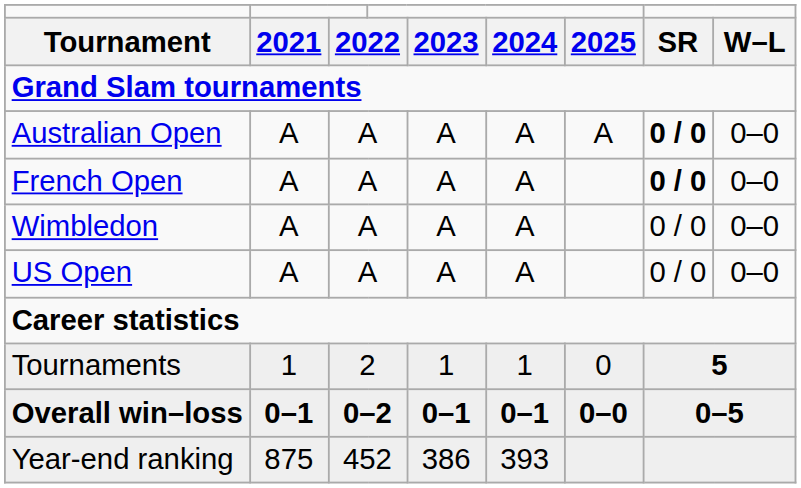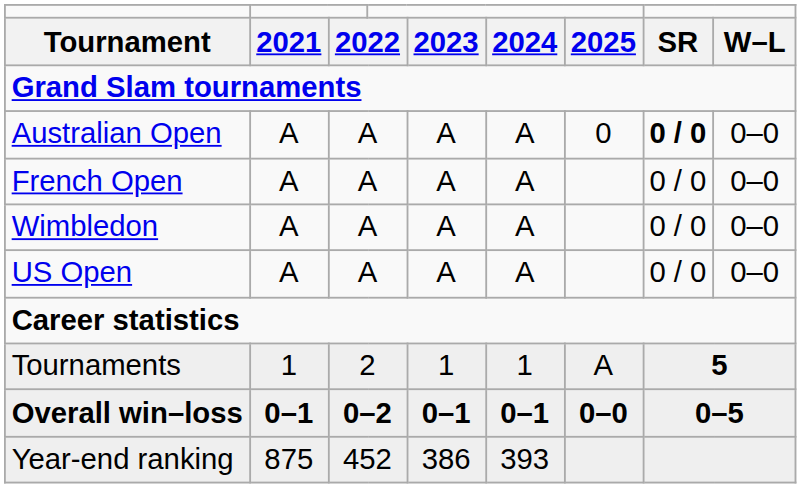(603, 134) A -> (603, 134) 0
(678, 180) bold -> (678, 180) normal
(603, 366) 0 -> (603, 366) A
